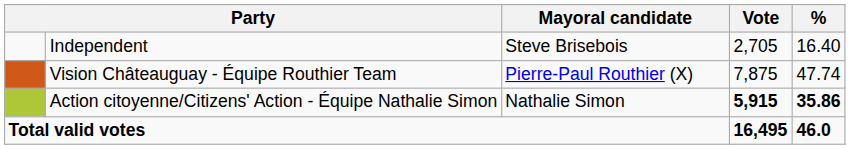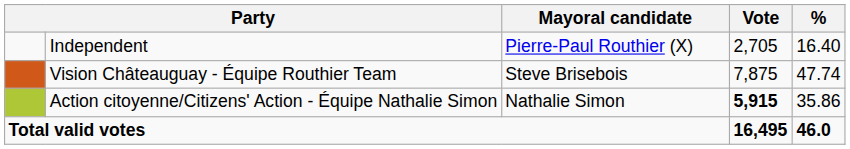(566, 46) Steve Brisebois -> (599, 46) Pierre-Paul Routhier (X)
(599, 74) Pierre-Paul Routhier (X) -> (566, 74) Steve Brisebois
(819, 102) bold -> (819, 102) normal
